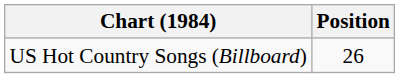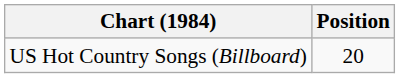(353, 55) 26 -> (353, 55) 20
